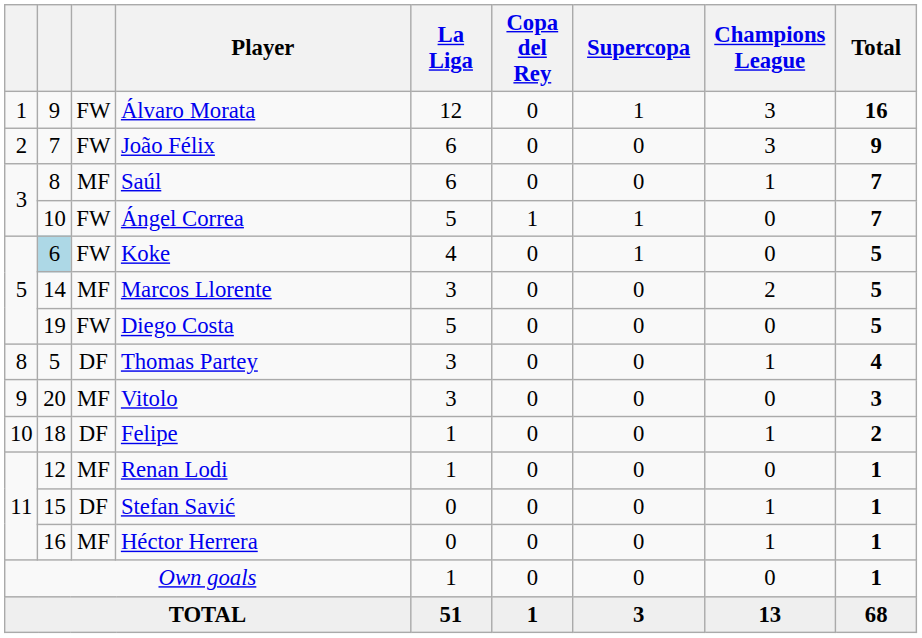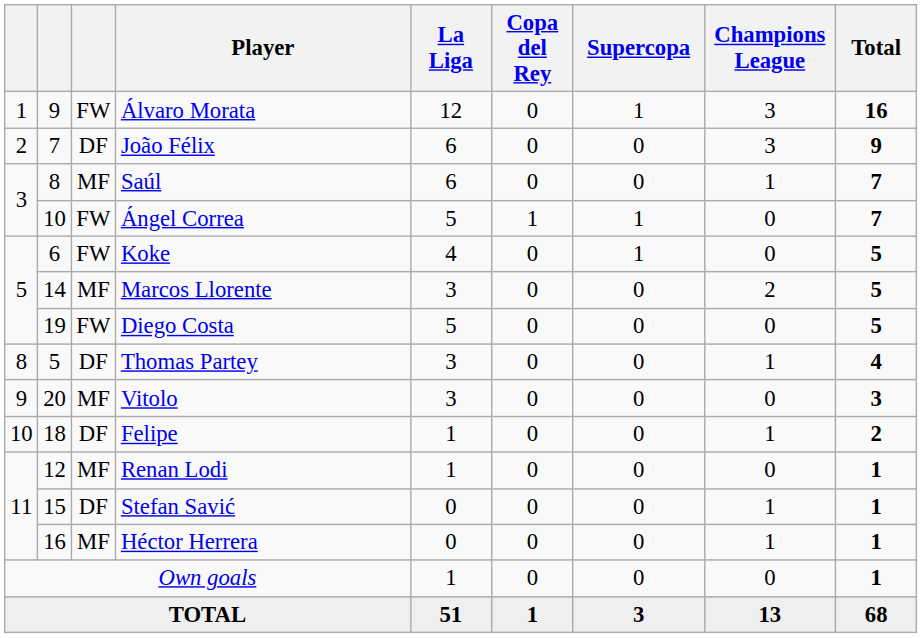(93, 145) FW -> (93, 145) DF
(54, 253) lightblue background -> (54, 253) no background
